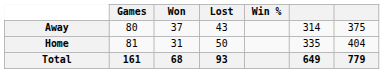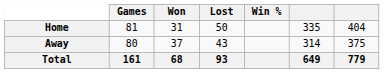rows swapped: (57, 45) <-> (57, 29)
